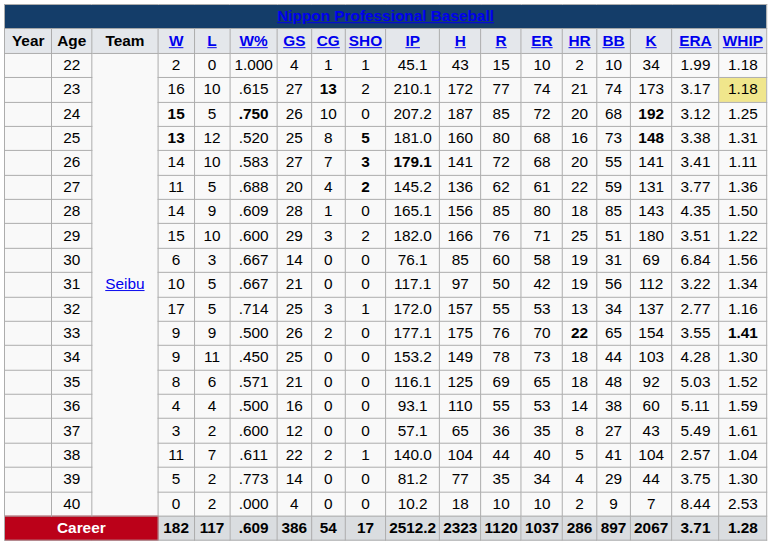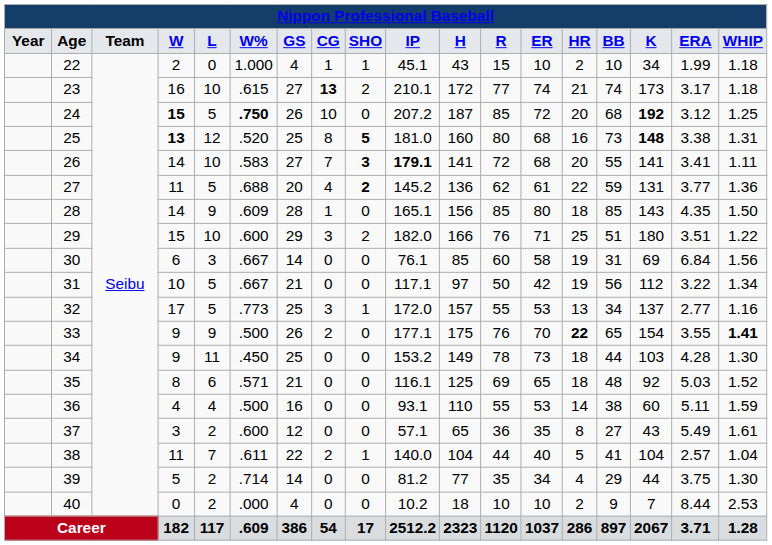(743, 89) khaki background -> (743, 89) no background
(254, 308) .714 -> (254, 308) .773
(254, 479) .773 -> (254, 479) .714
